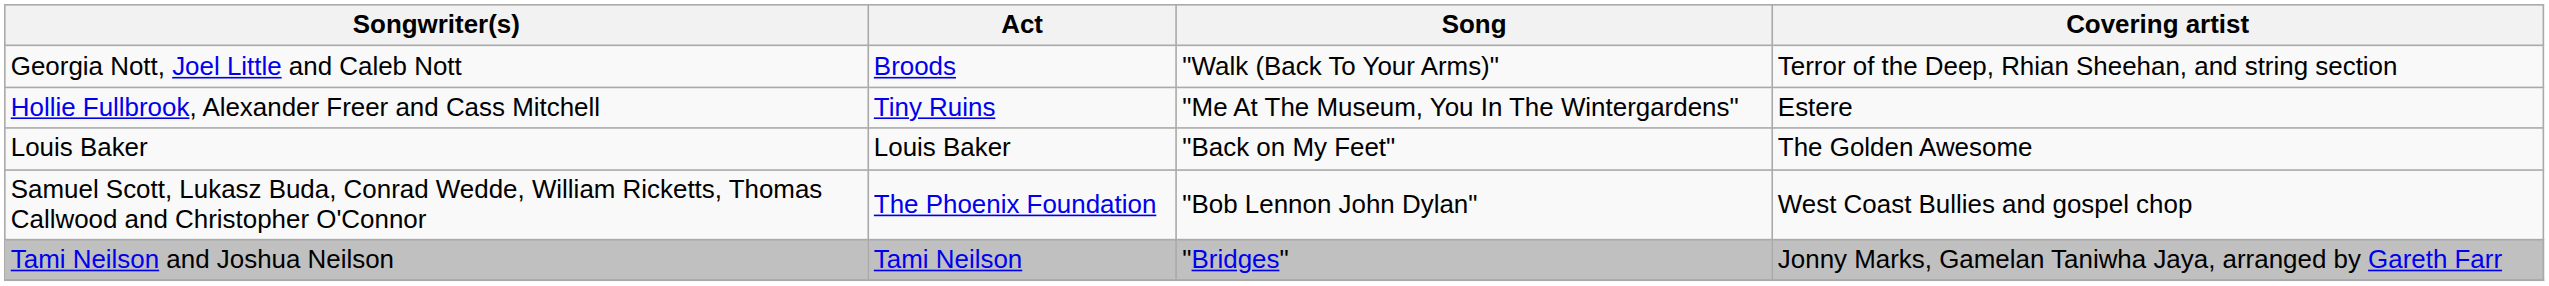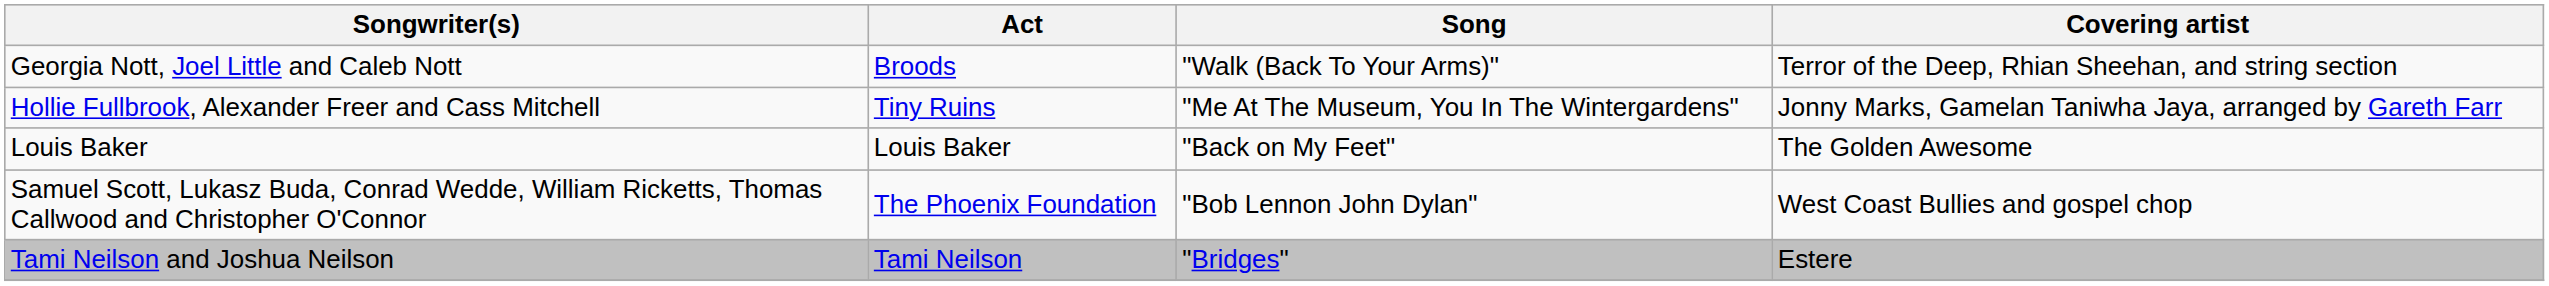(1815, 107) Estere -> (2140, 107) Jonny Marks, Gamelan Taniwha Jaya, arranged by Gareth Farr
(2140, 259) Jonny Marks, Gamelan Taniwha Jaya, arranged by Gareth Farr -> (1815, 259) Estere
